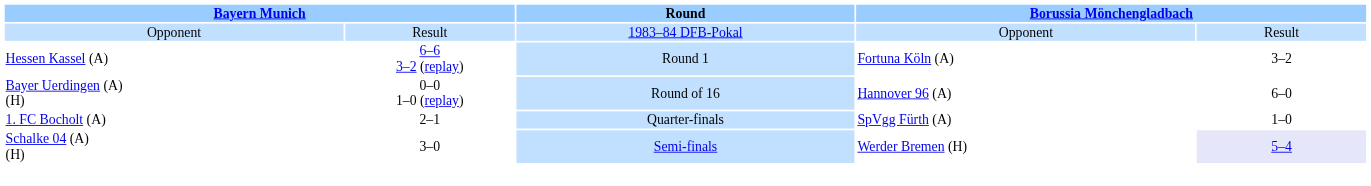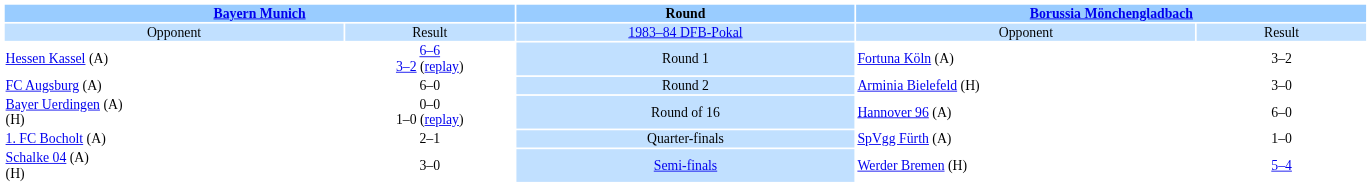+ row: (54, 85)
(1282, 146) lavender background -> (1282, 165) no background
